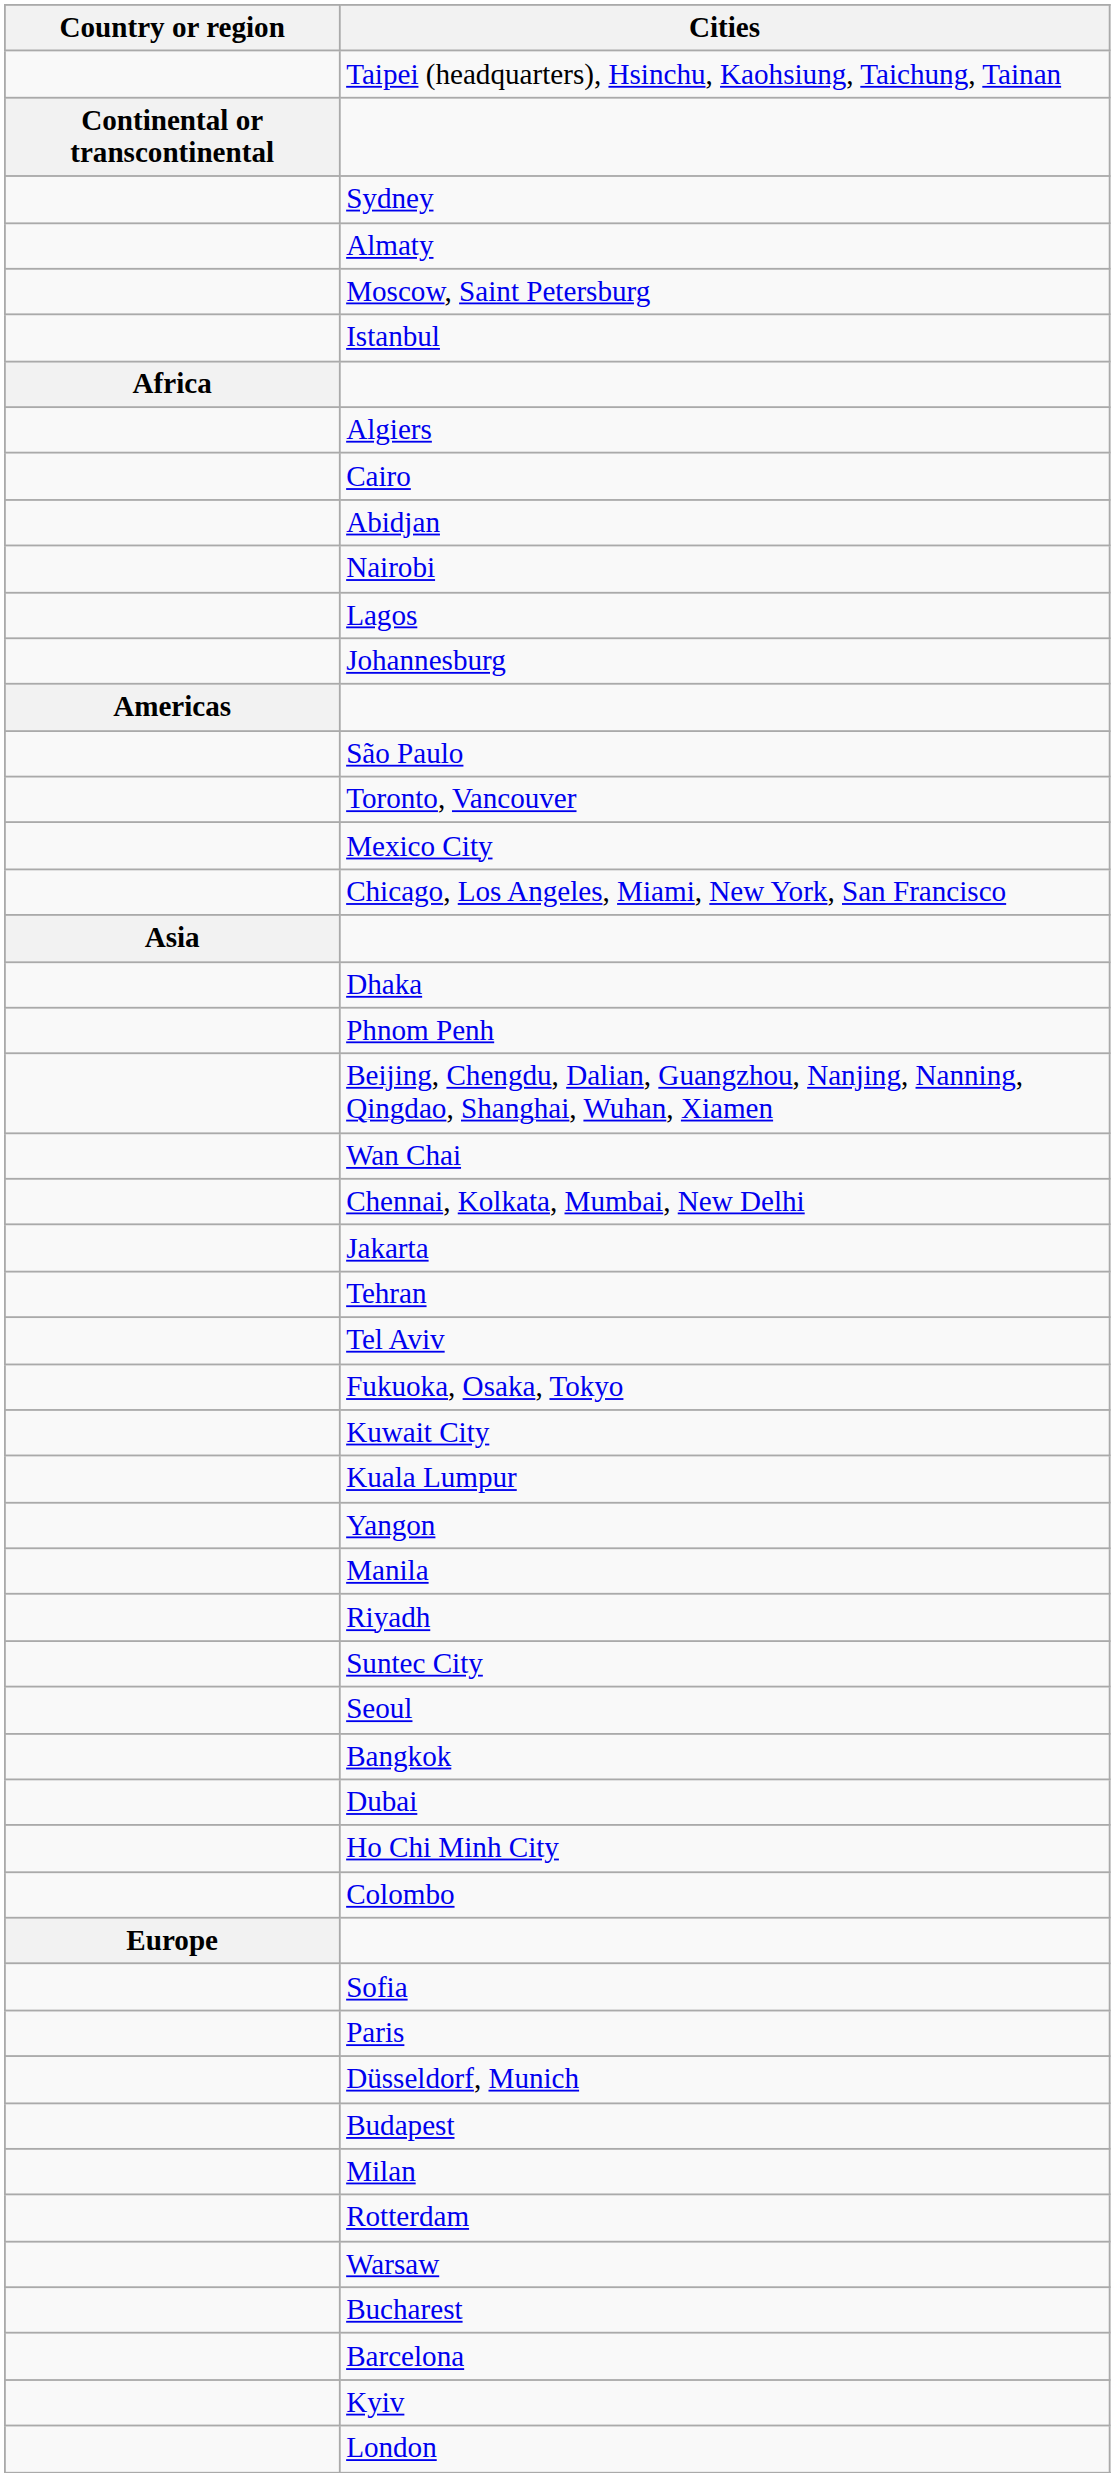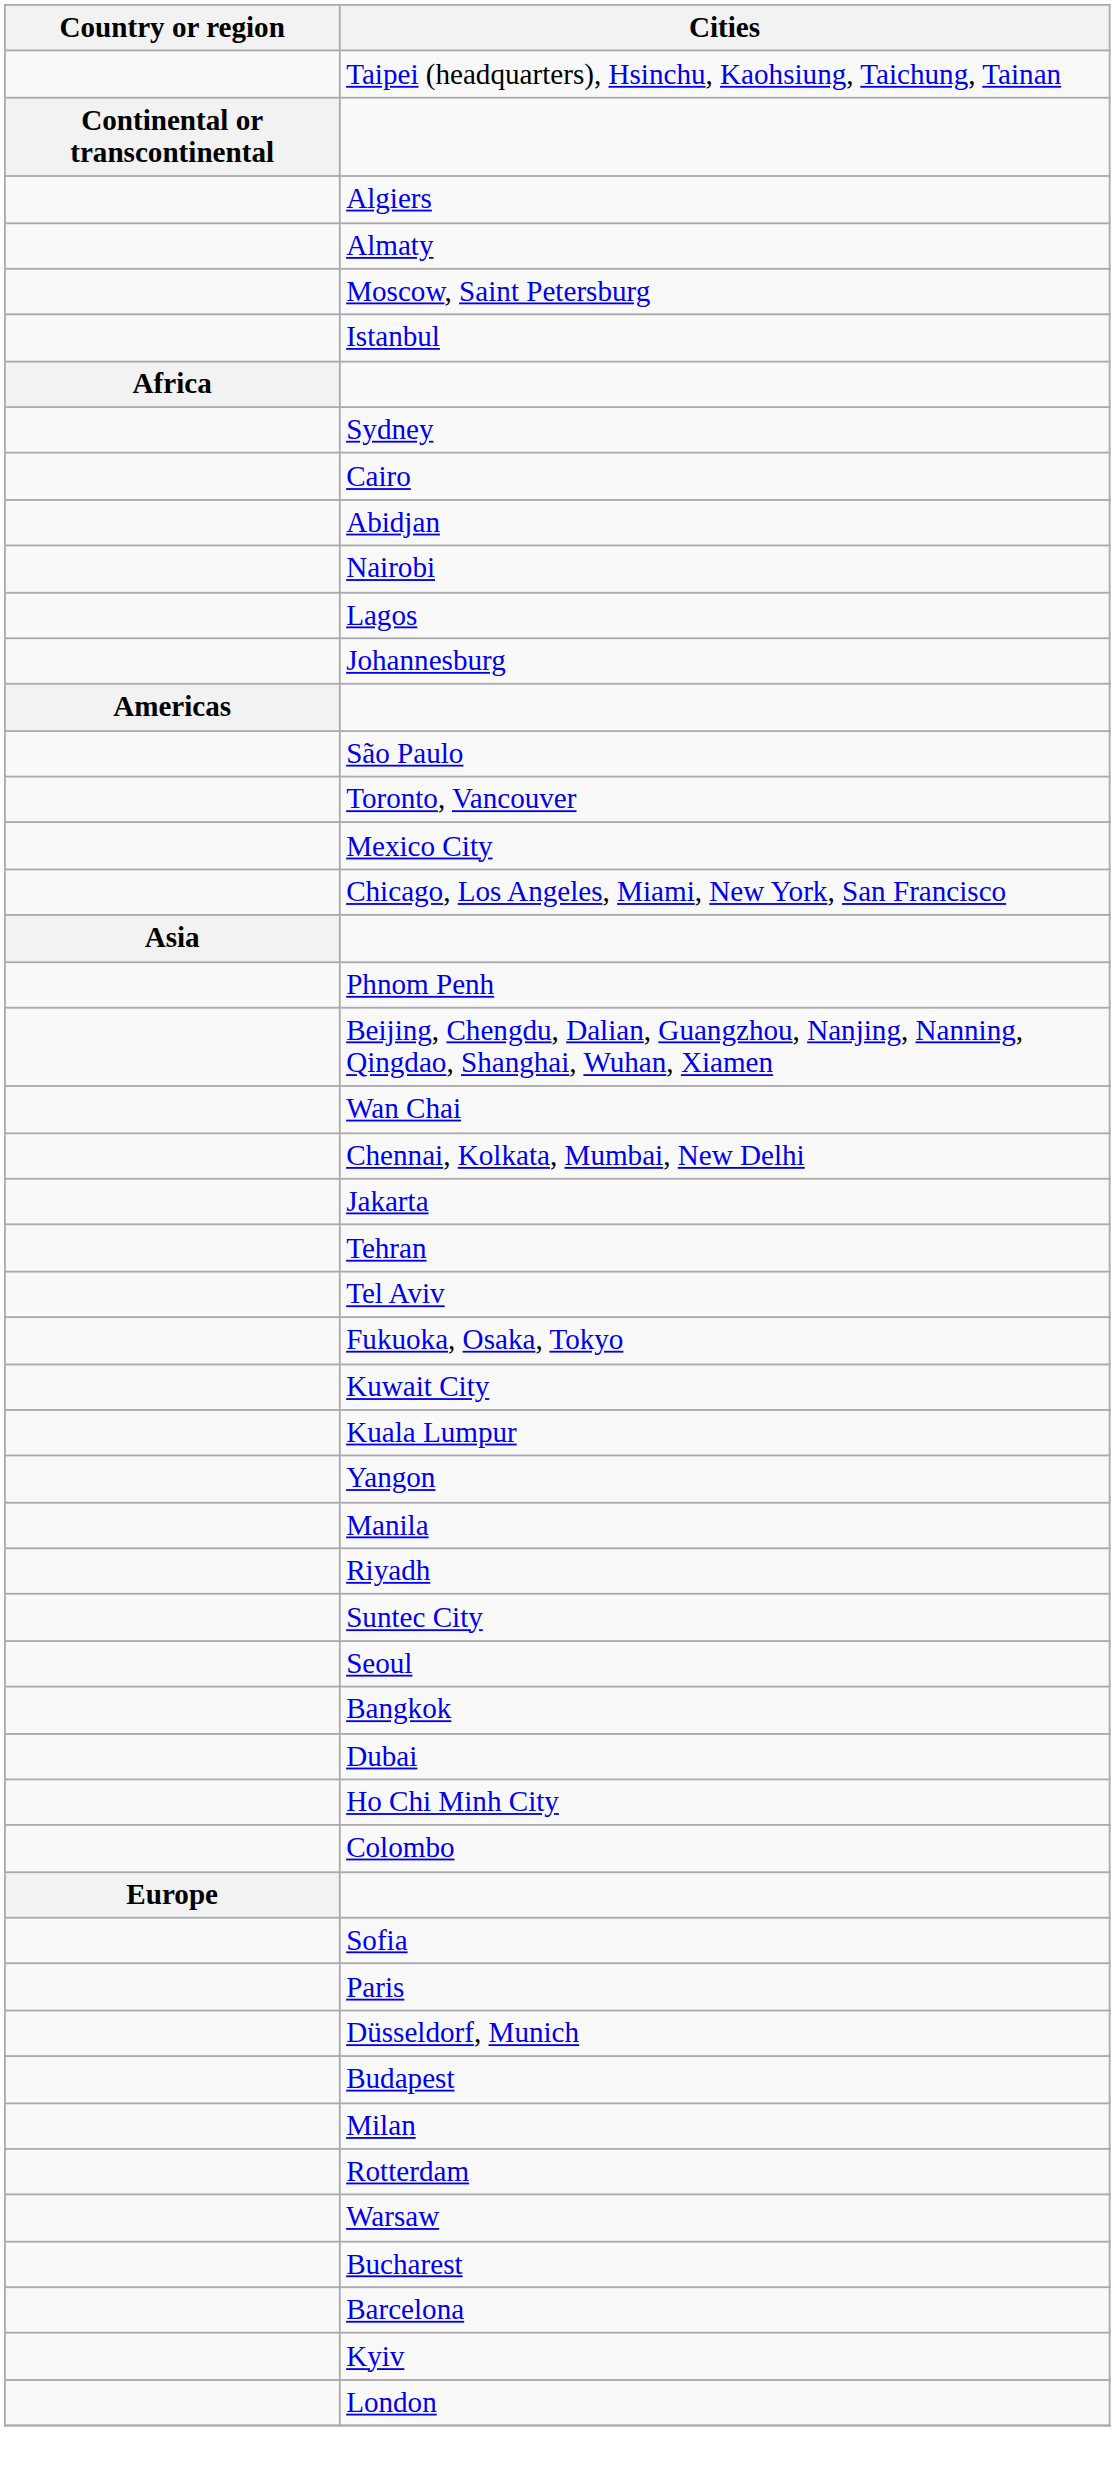rows swapped: (390, 198) <-> (389, 429)
- row: (384, 984)
